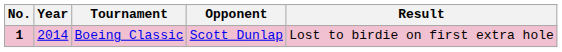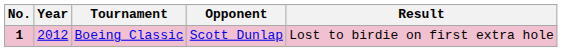(53, 36) 2014 -> (53, 36) 2012
